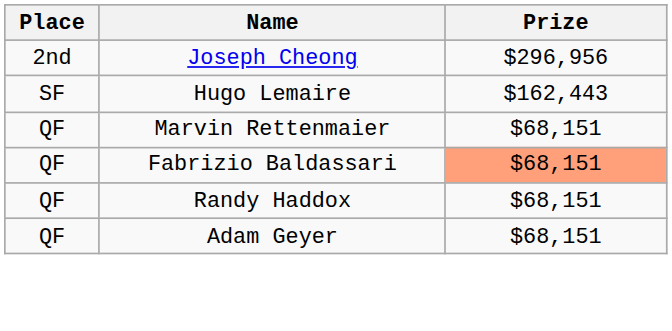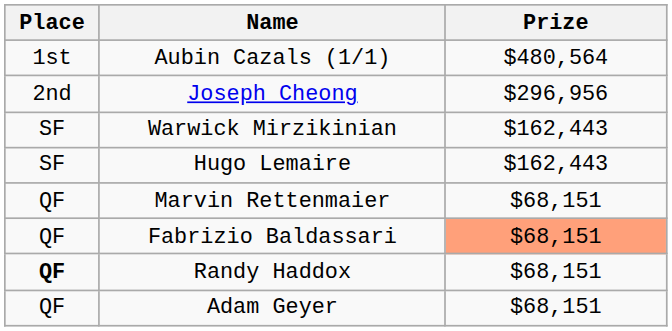+ row: (272, 58)
+ row: (272, 129)
(52, 201) normal -> (52, 272) bold
